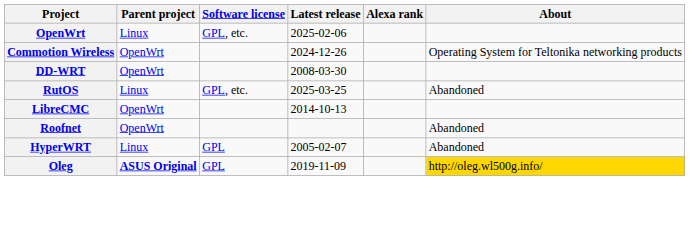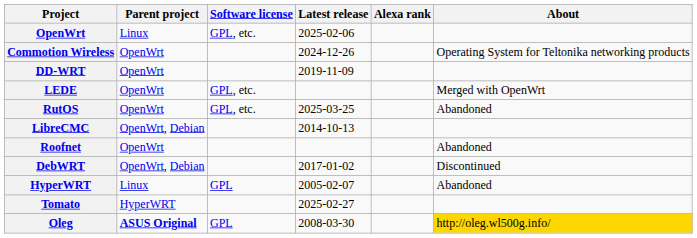(319, 71) 2008-03-30 -> (326, 71) 2019-11-09
+ row: (61, 90)
(134, 90) Linux -> (142, 109) OpenWrt
(142, 109) OpenWrt -> (162, 128) OpenWrt, Debian
+ row: (61, 166)
+ row: (61, 204)
(318, 166) 2019-11-09 -> (326, 223) 2008-03-30
